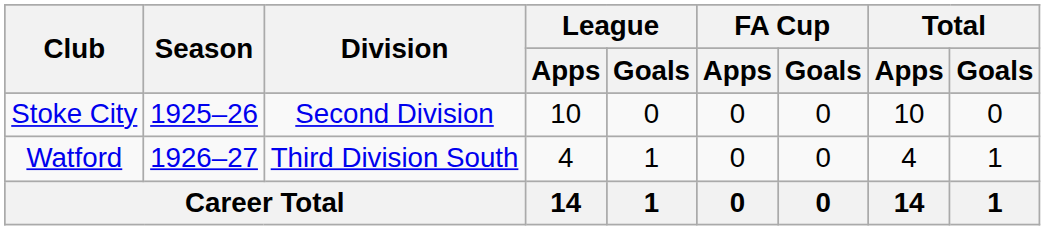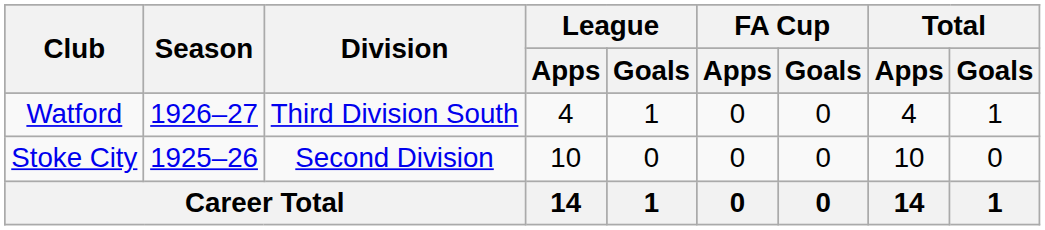rows swapped: (74, 114) <-> (74, 158)
